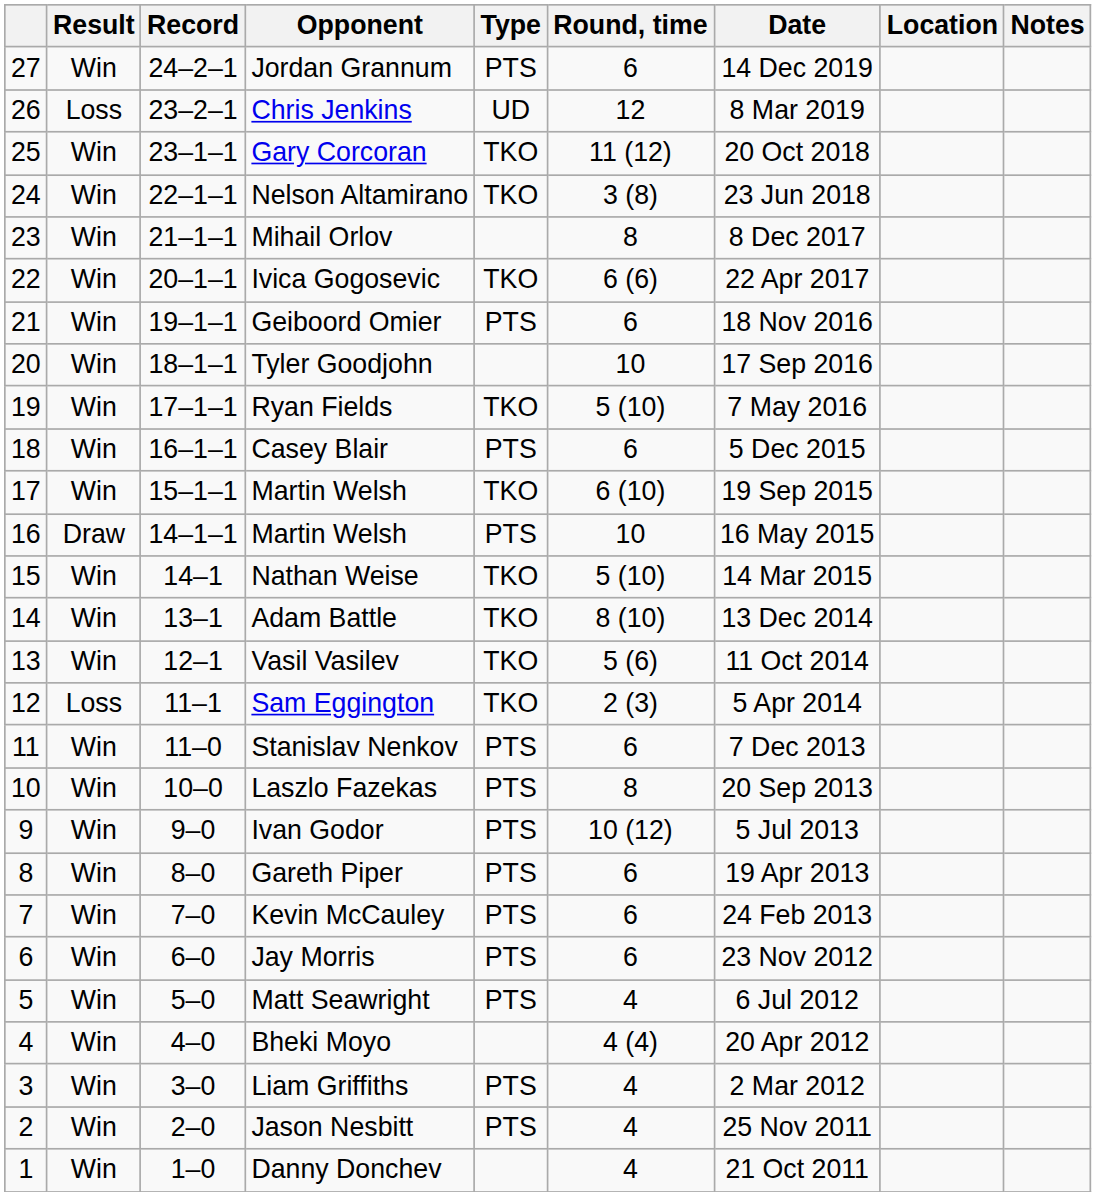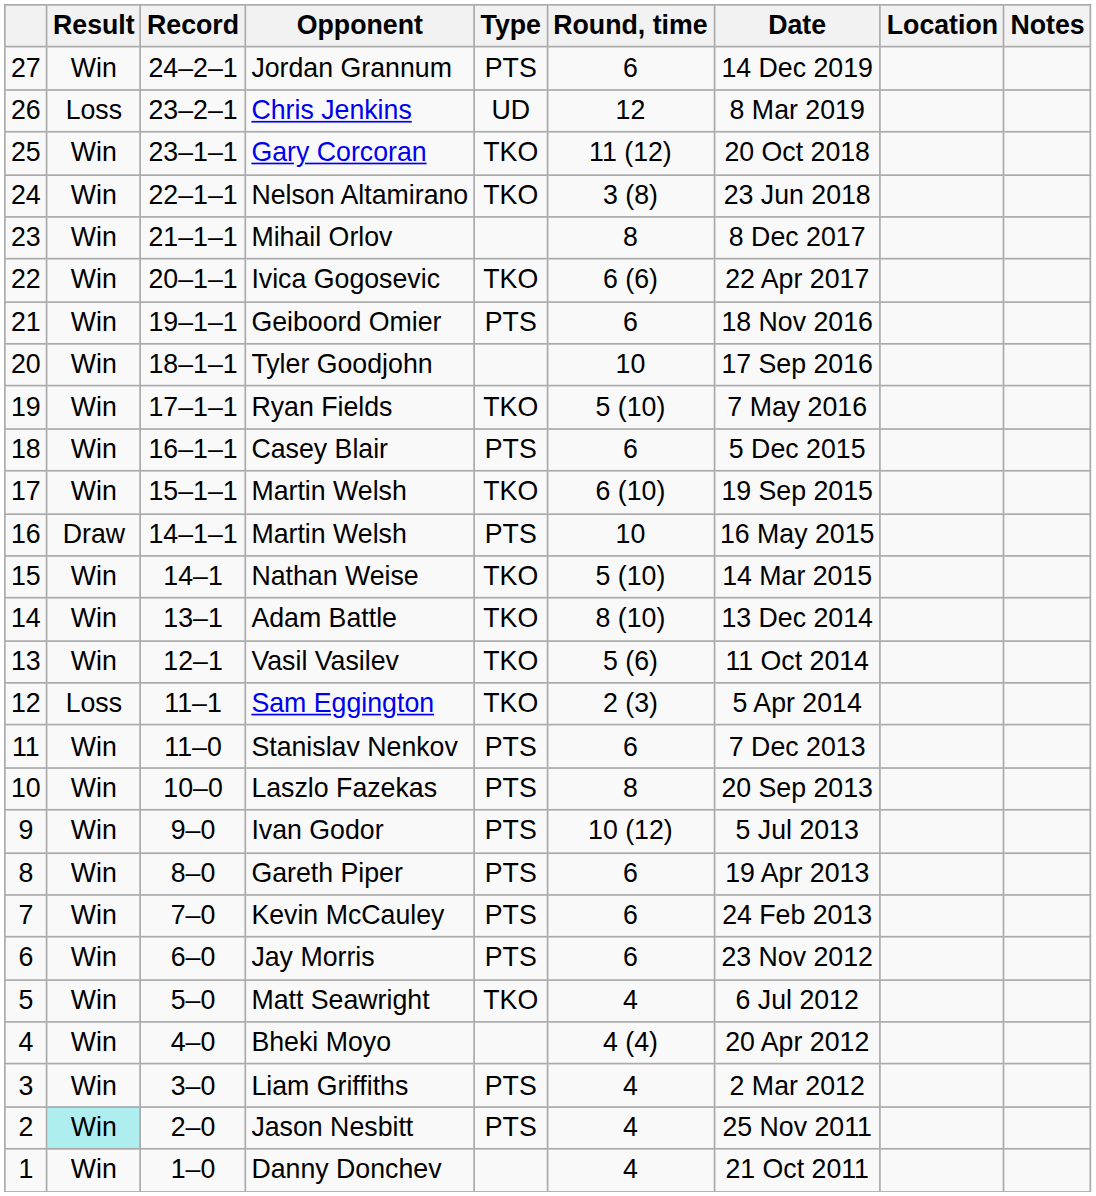(511, 1000) PTS -> (511, 1000) TKO
(94, 1127) no background -> (94, 1127) paleturquoise background
